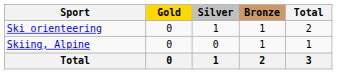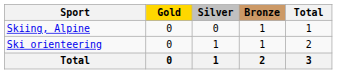rows swapped: (54, 29) <-> (48, 45)
